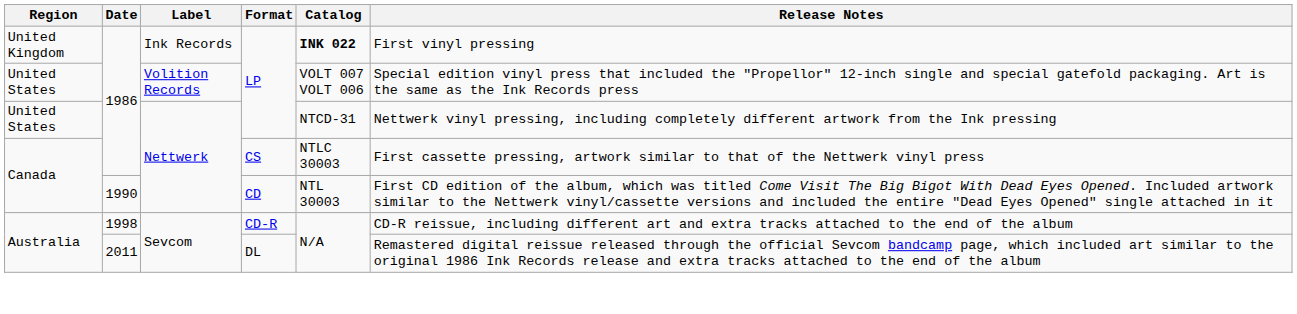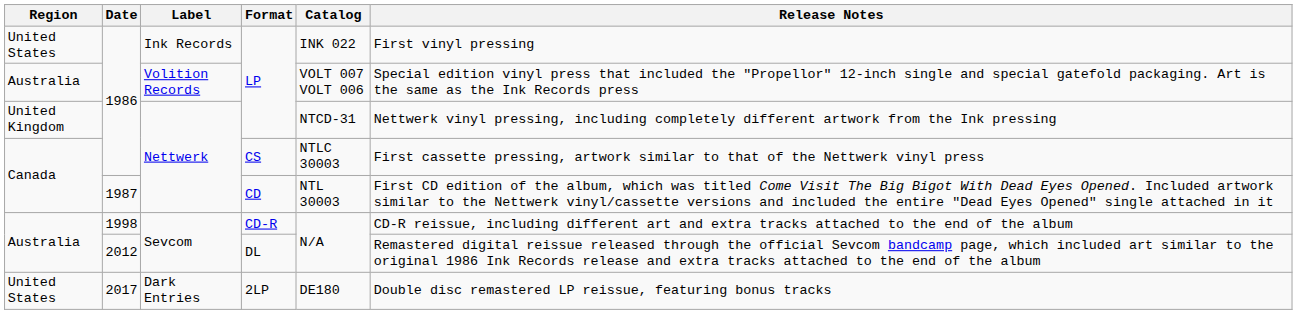(36, 45) United Kingdom -> (32, 45) United States
(328, 45) bold -> (328, 45) normal
(32, 82) United States -> (44, 82) Australia
(32, 120) United States -> (36, 120) United Kingdom
(121, 194) 1990 -> (121, 194) 1987
(121, 253) 2011 -> (121, 253) 2012
+ row: (172, 290)
